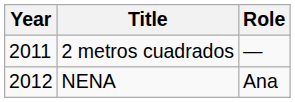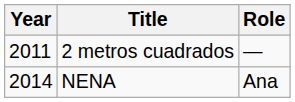(31, 81) 2012 -> (31, 81) 2014
